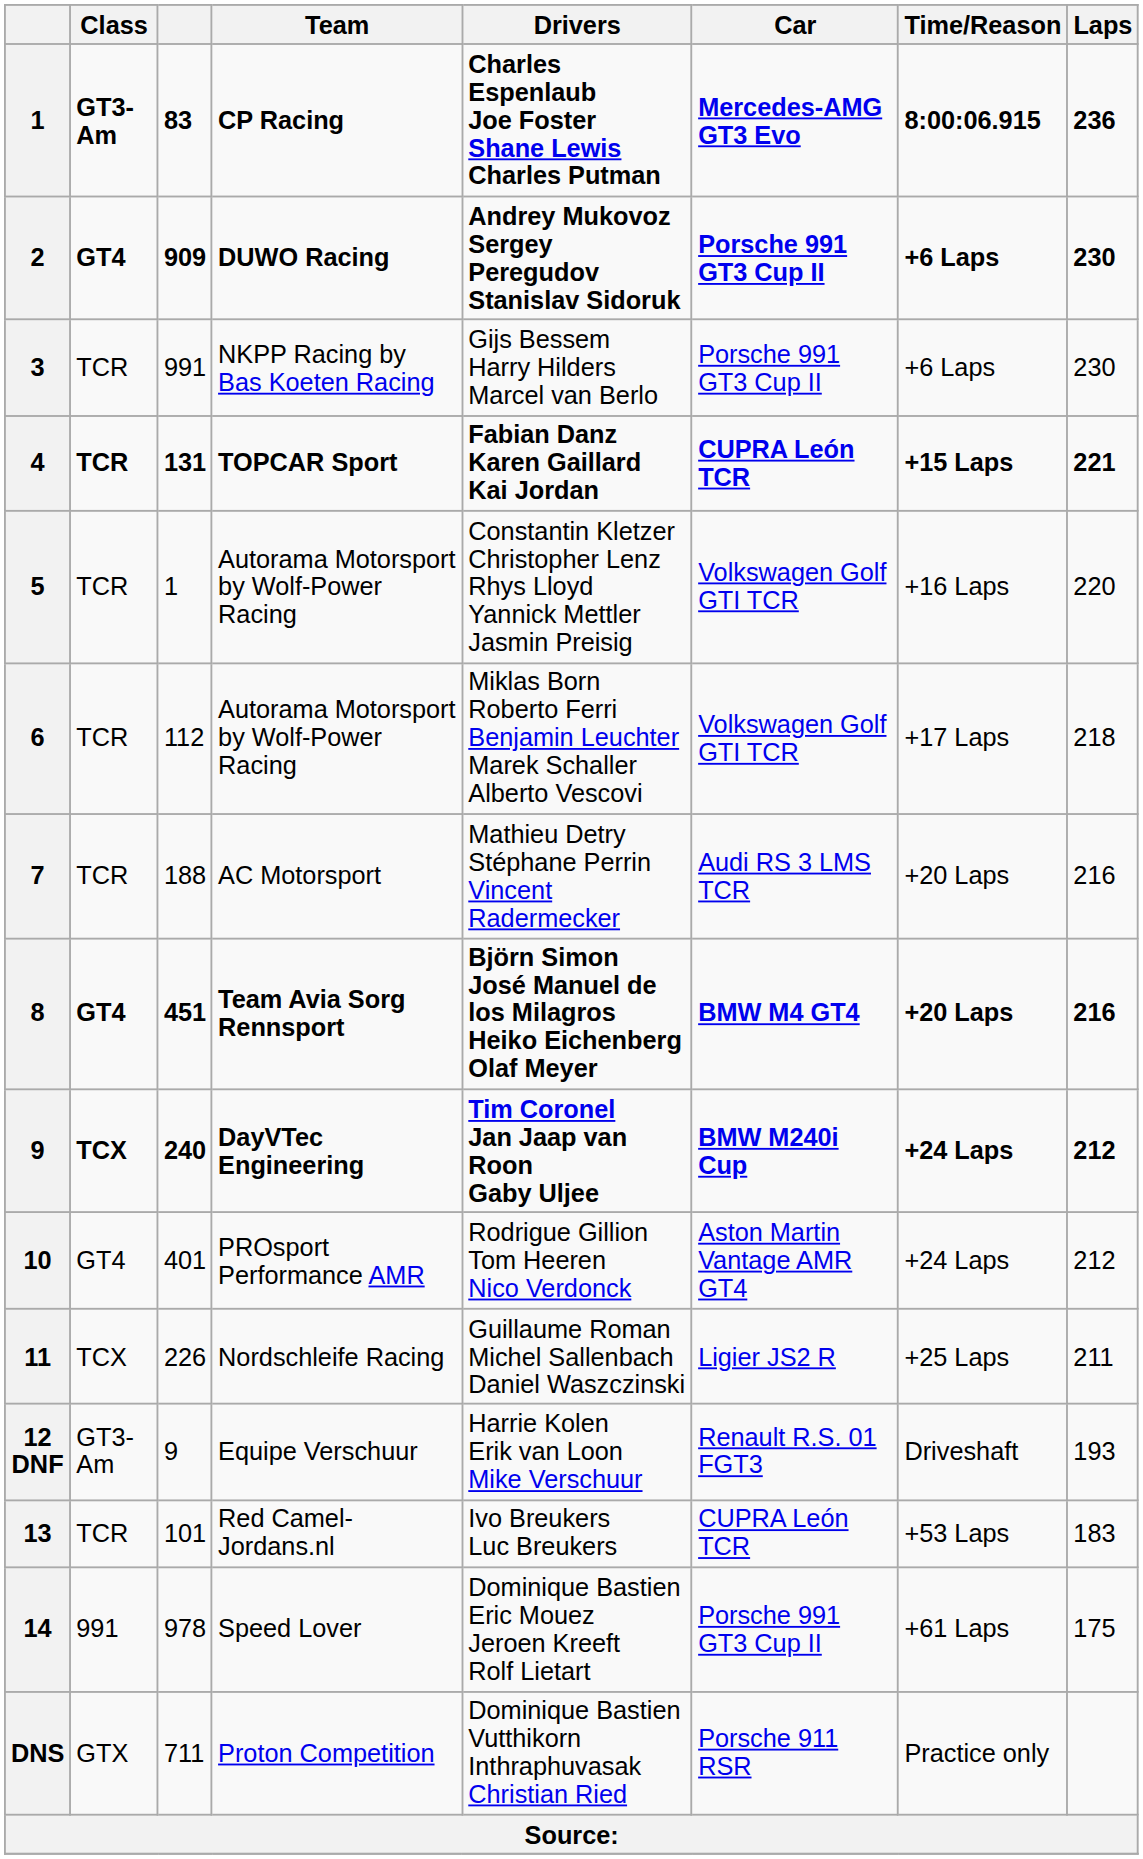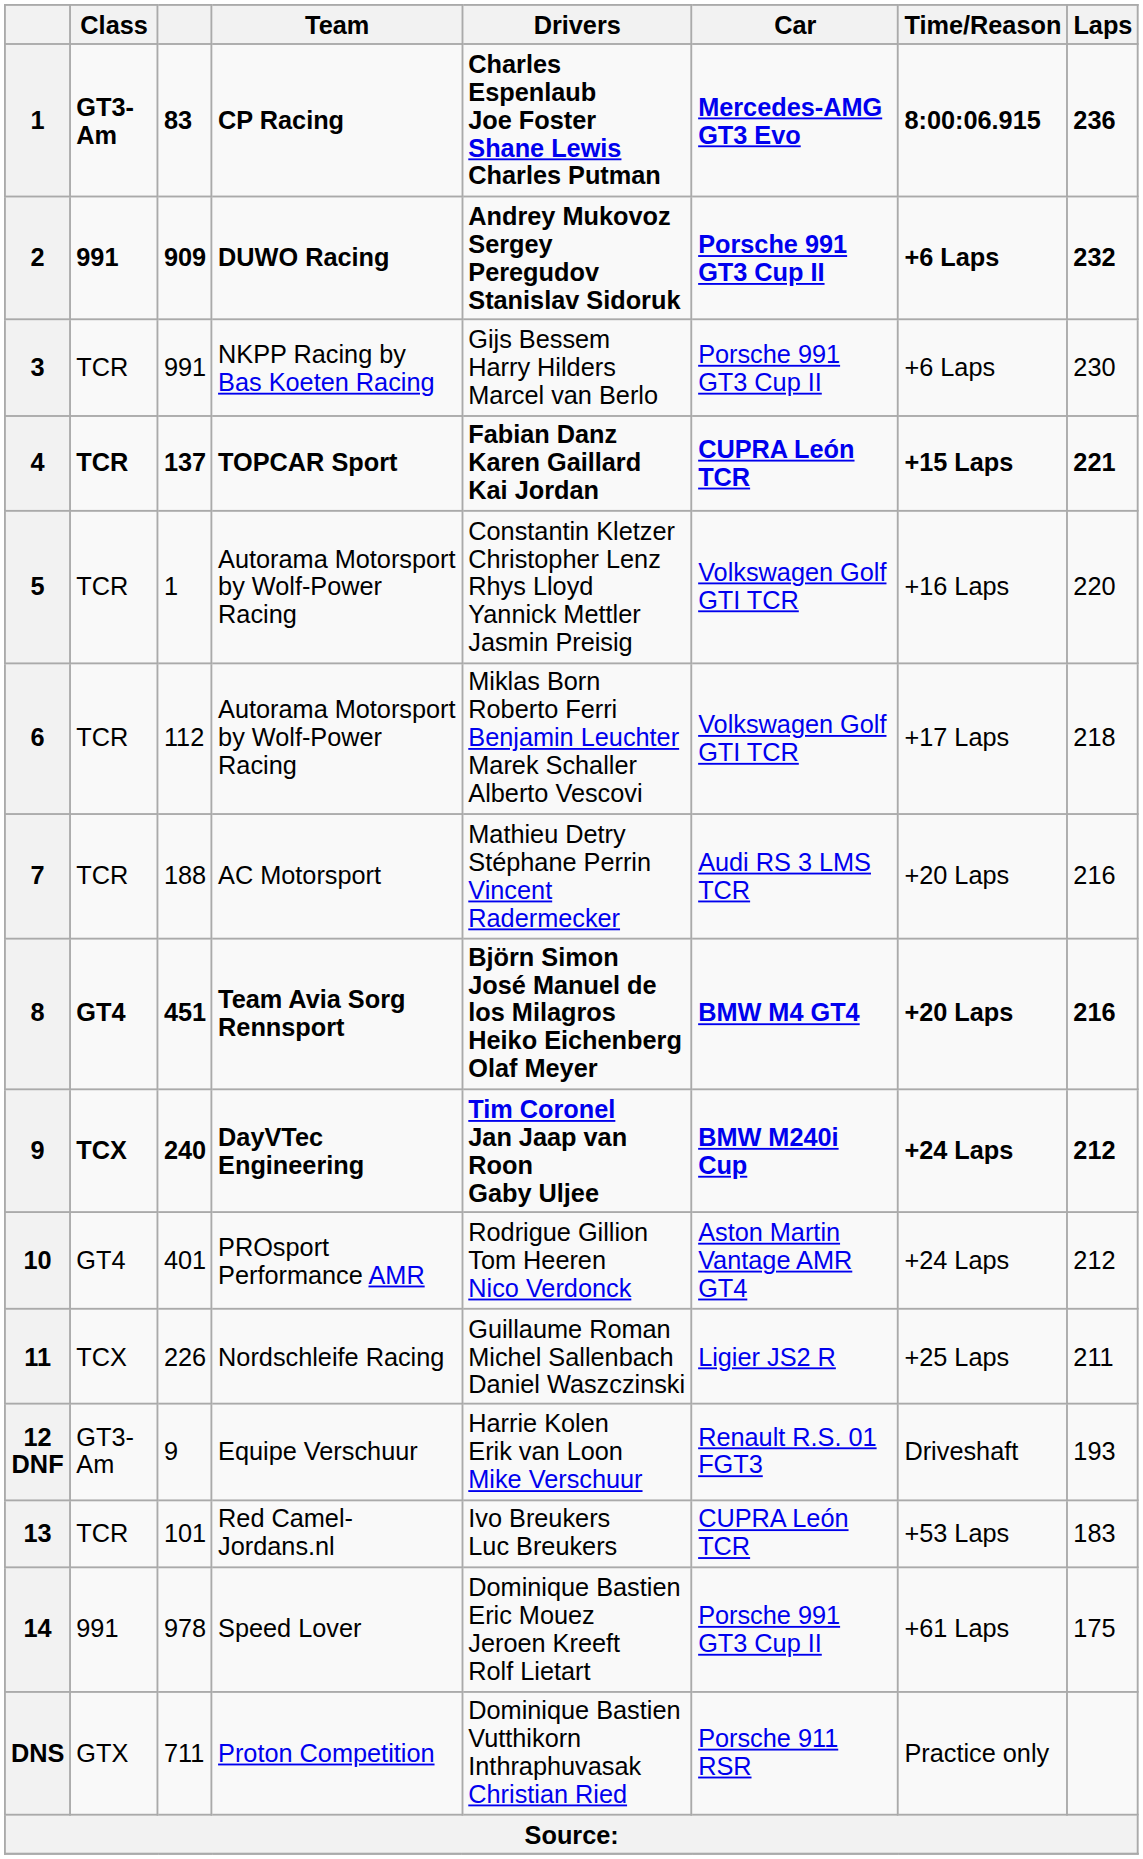(101, 258) GT4 -> (97, 258) 991
(1094, 258) 230 -> (1094, 258) 232
(185, 463) 131 -> (185, 463) 137
